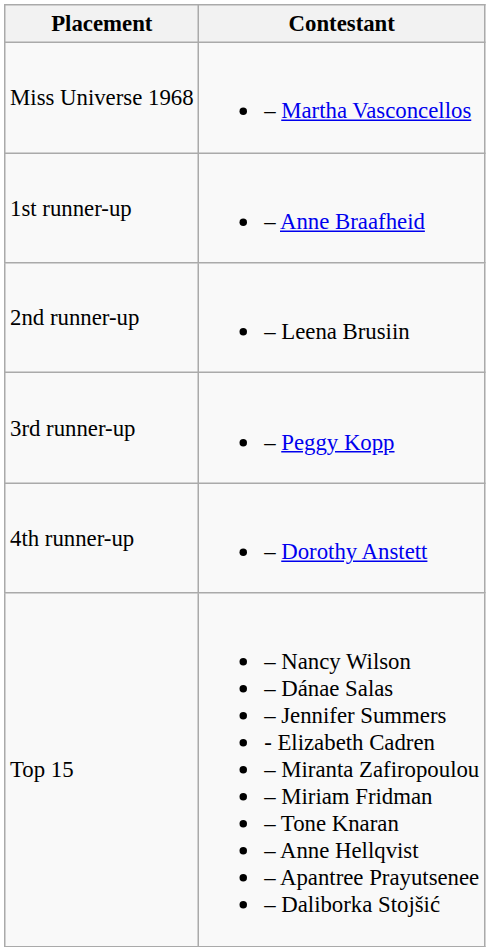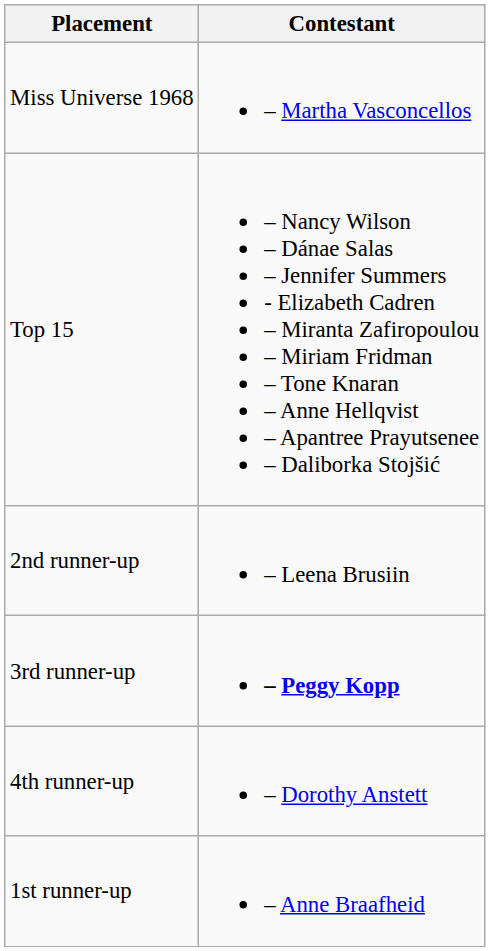rows swapped: (71, 207) <-> (42, 769)
(342, 442) normal -> (342, 685) bold
